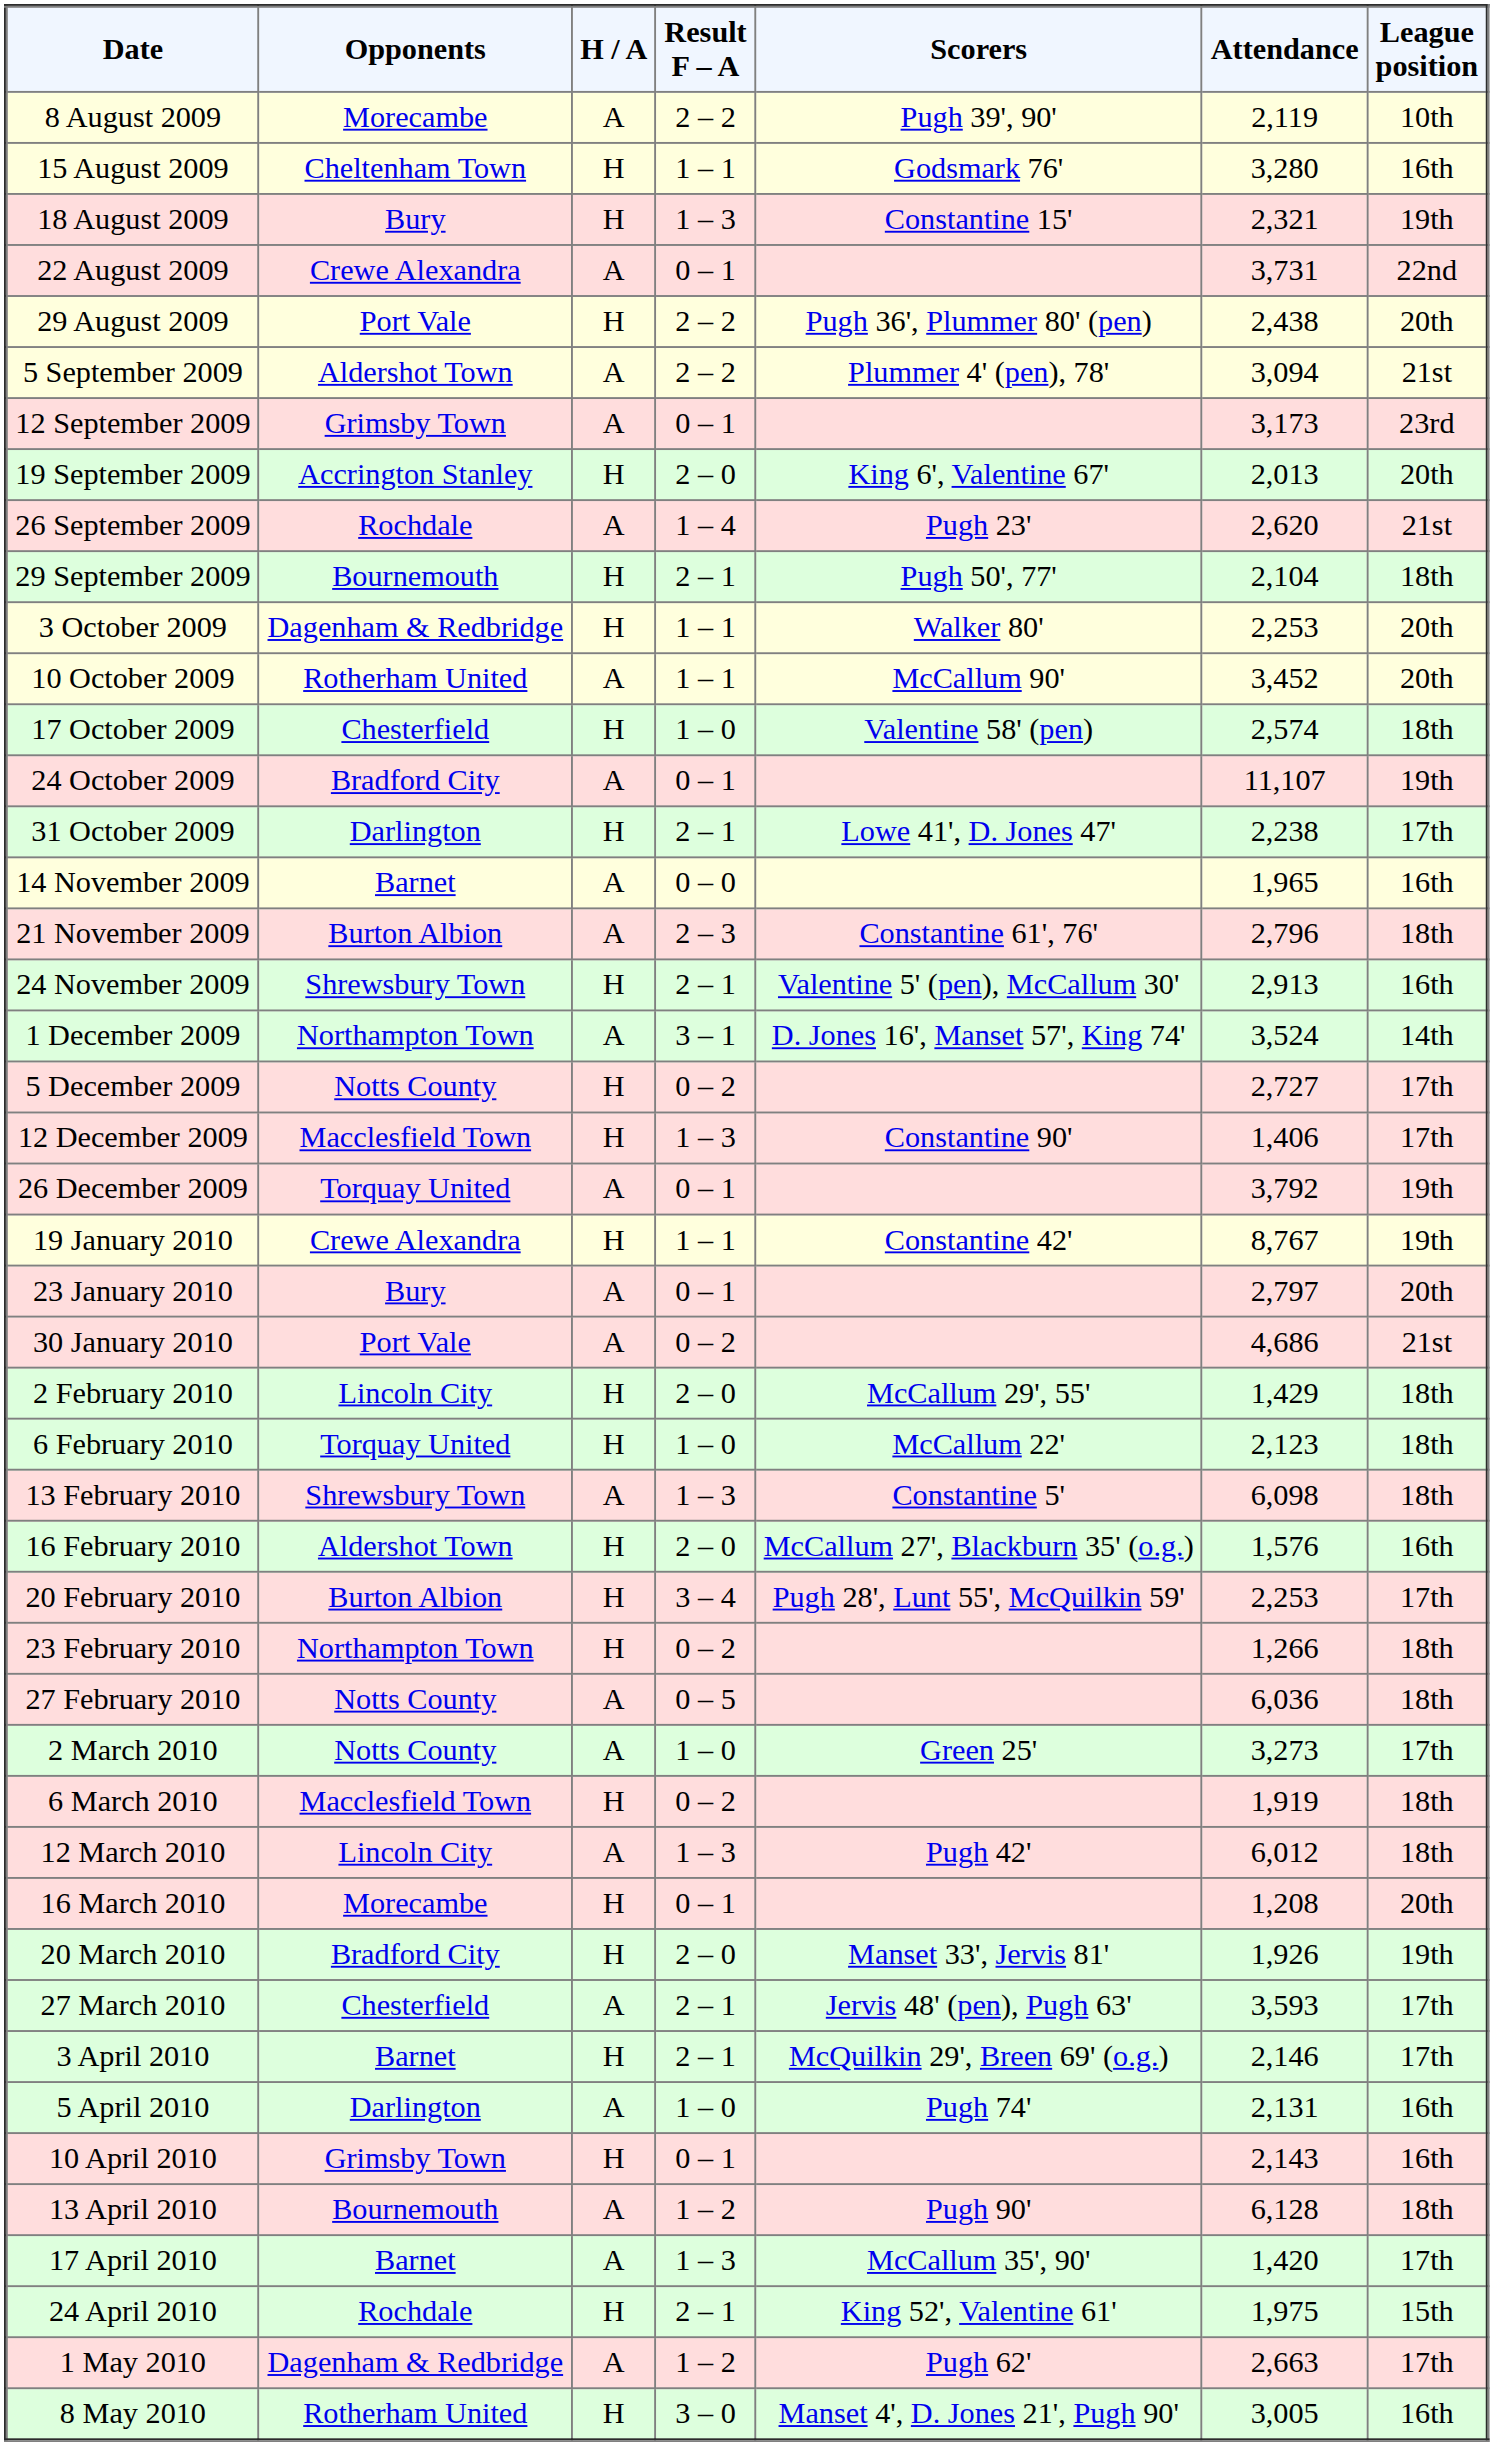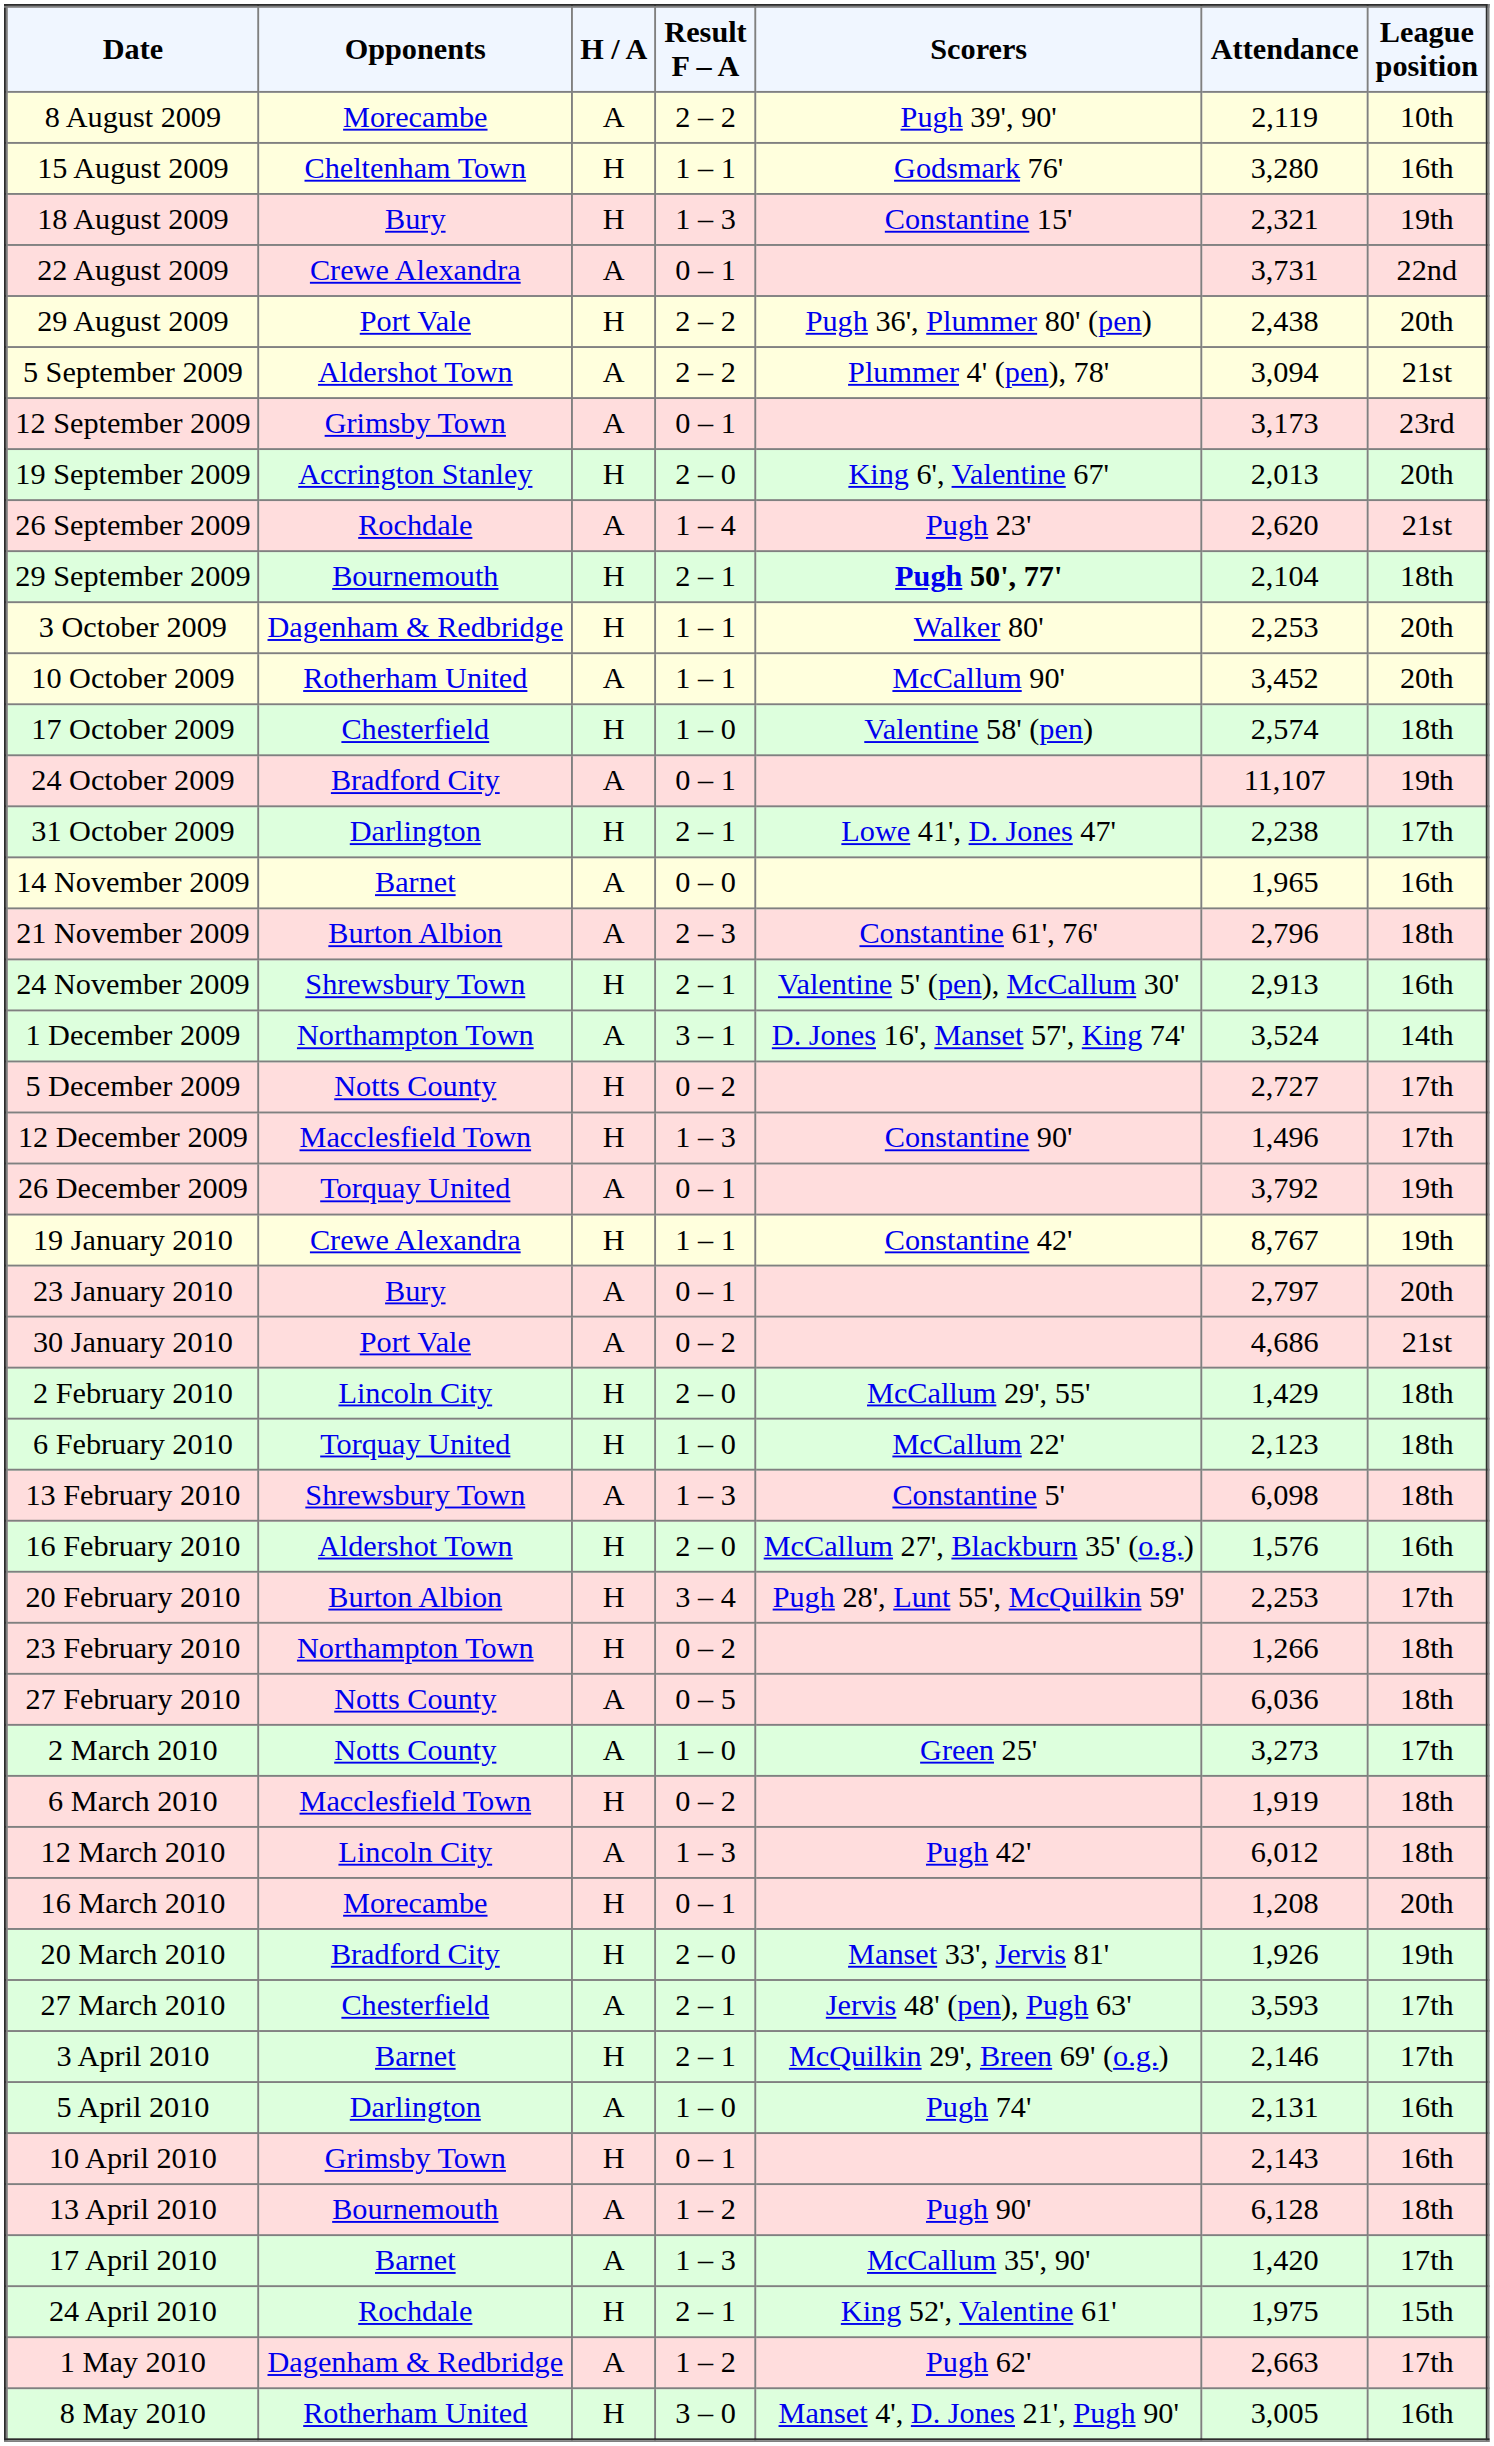(979, 576) normal -> (979, 576) bold
(1285, 1137) 1,406 -> (1285, 1137) 1,496
